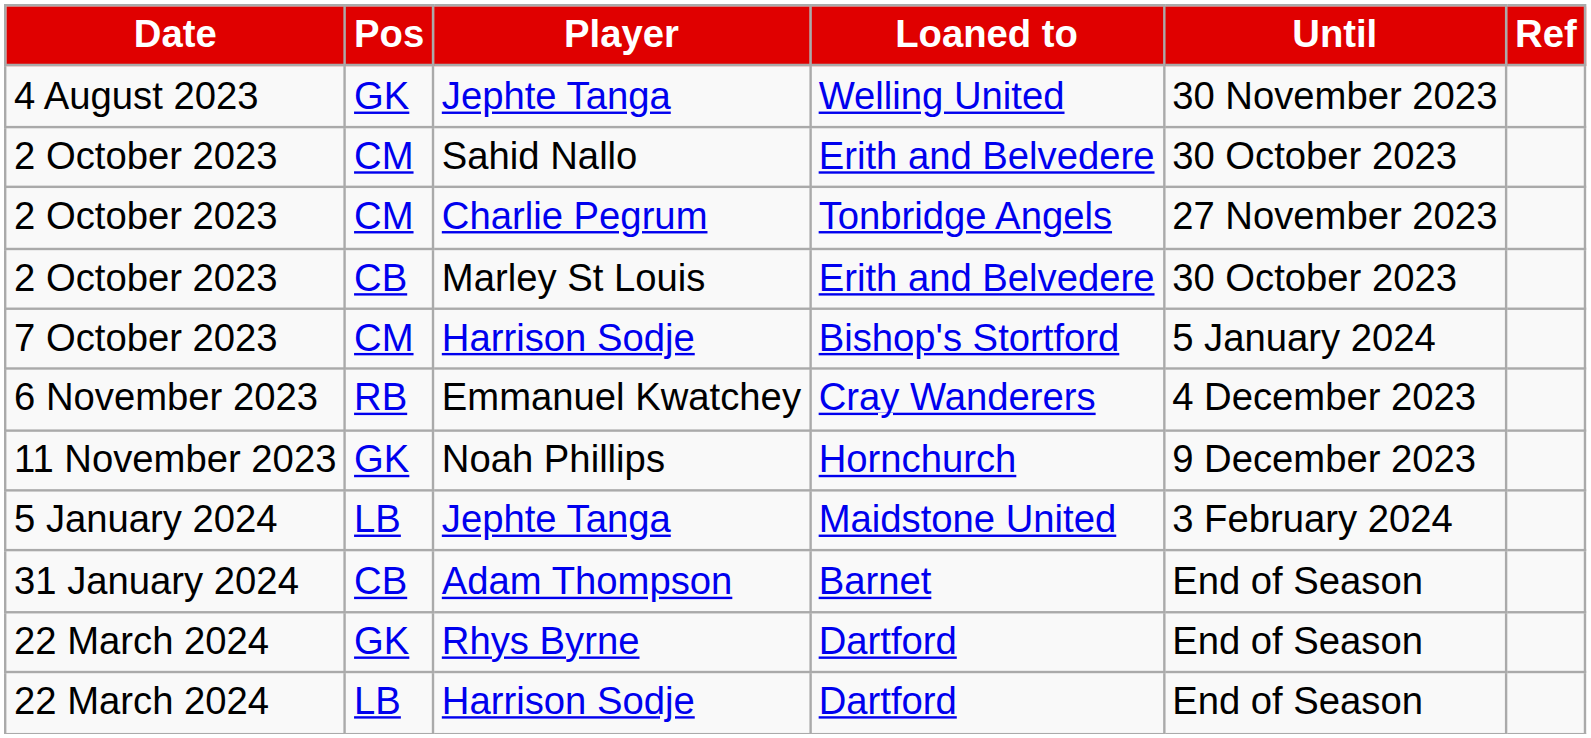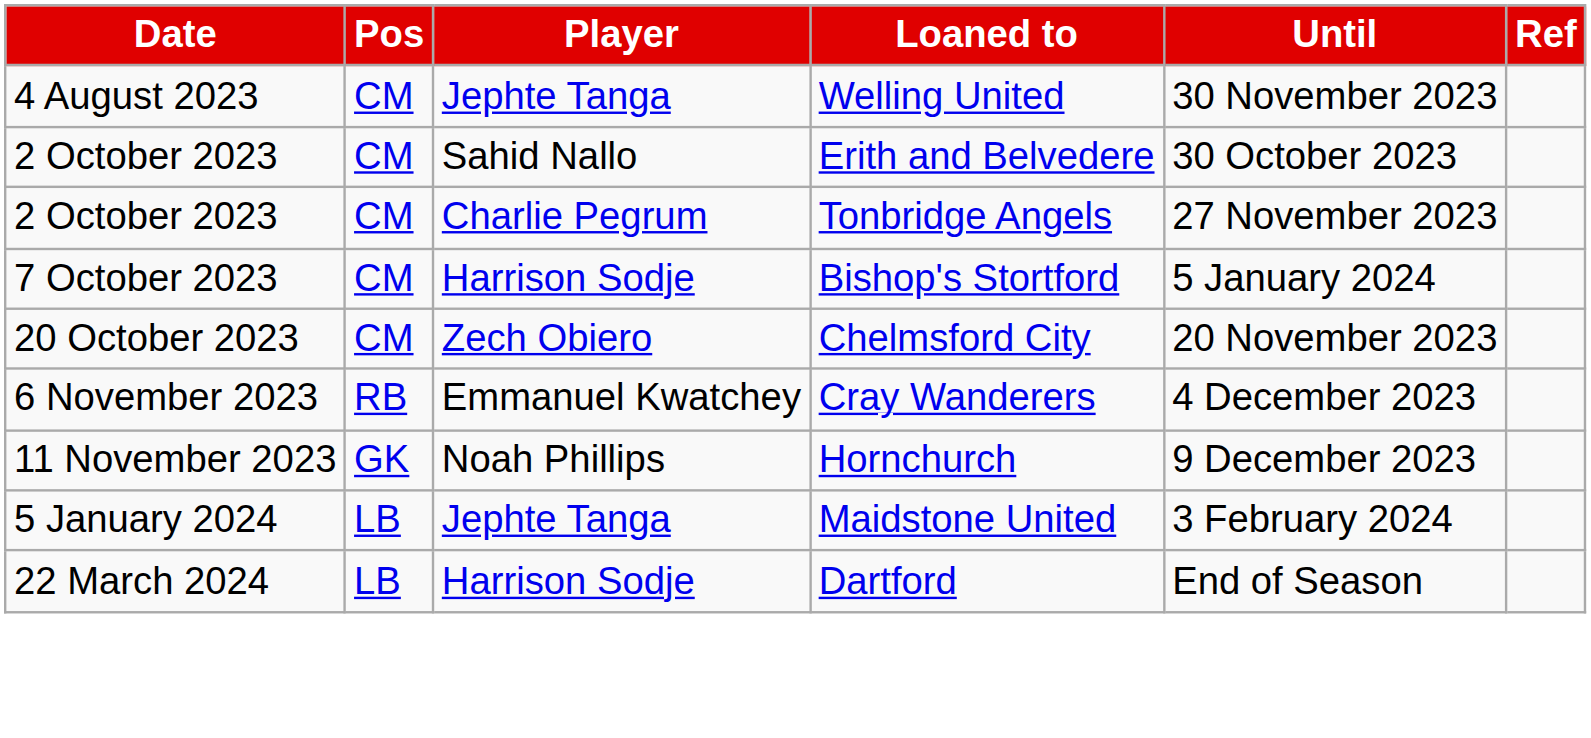(382, 95) GK -> (384, 95) CM
- row: (574, 277)
+ row: (547, 338)
- row: (587, 580)
- row: (541, 641)
